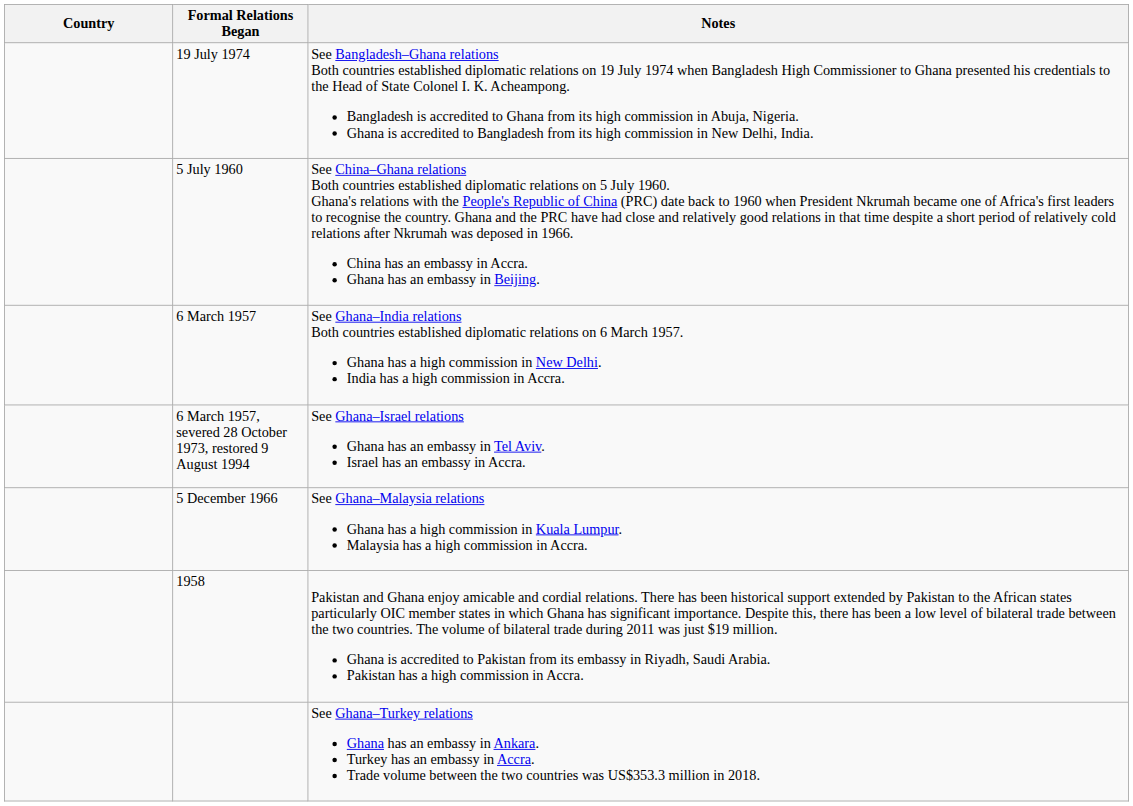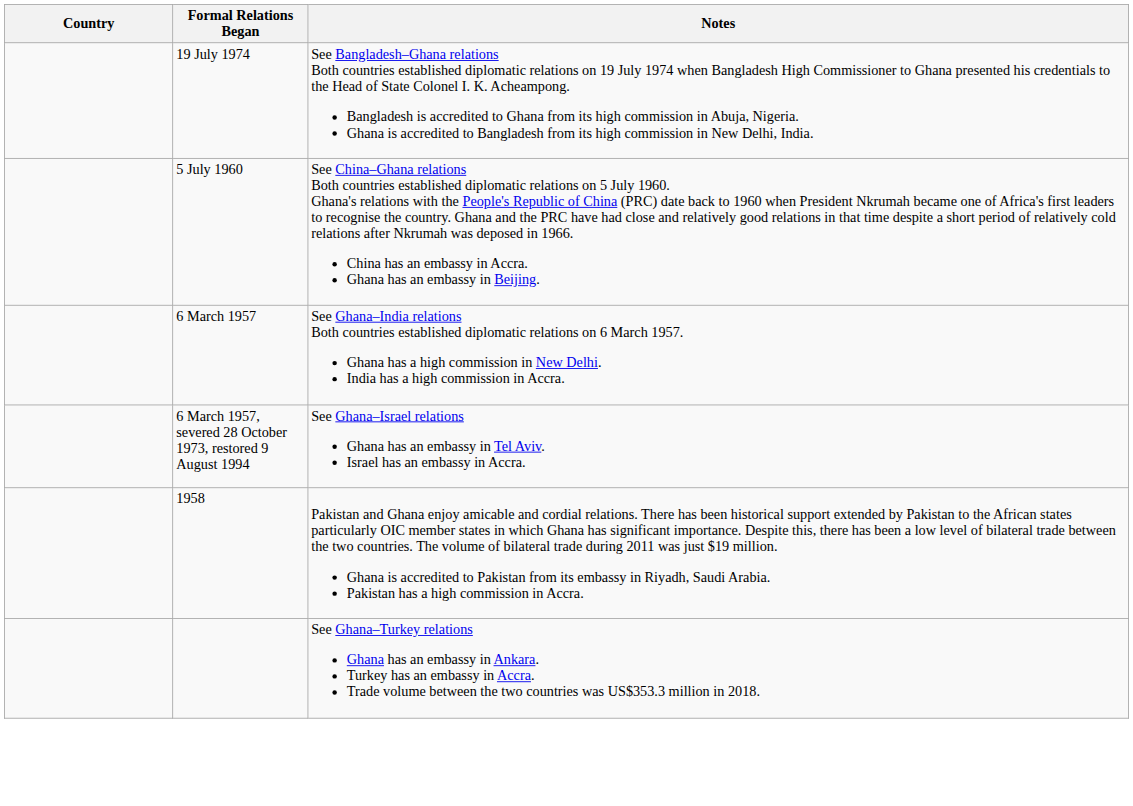- row: (227, 498)
